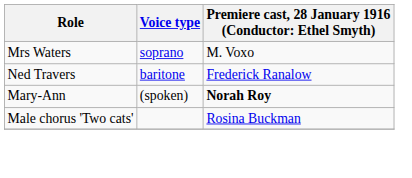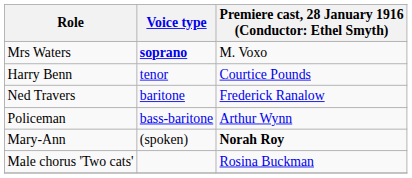(162, 52) normal -> (164, 52) bold
+ row: (40, 74)
+ row: (37, 118)
